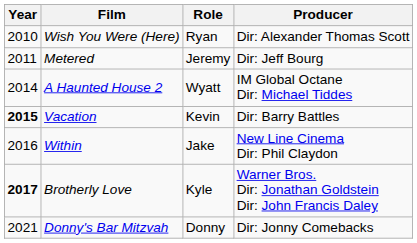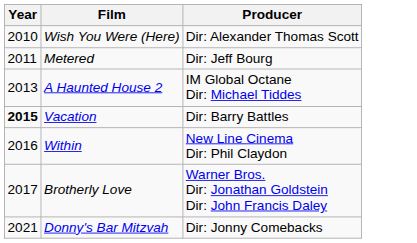- column: (208, 15)
(23, 87) 2014 -> (23, 87) 2013
(23, 190) bold -> (23, 190) normal
